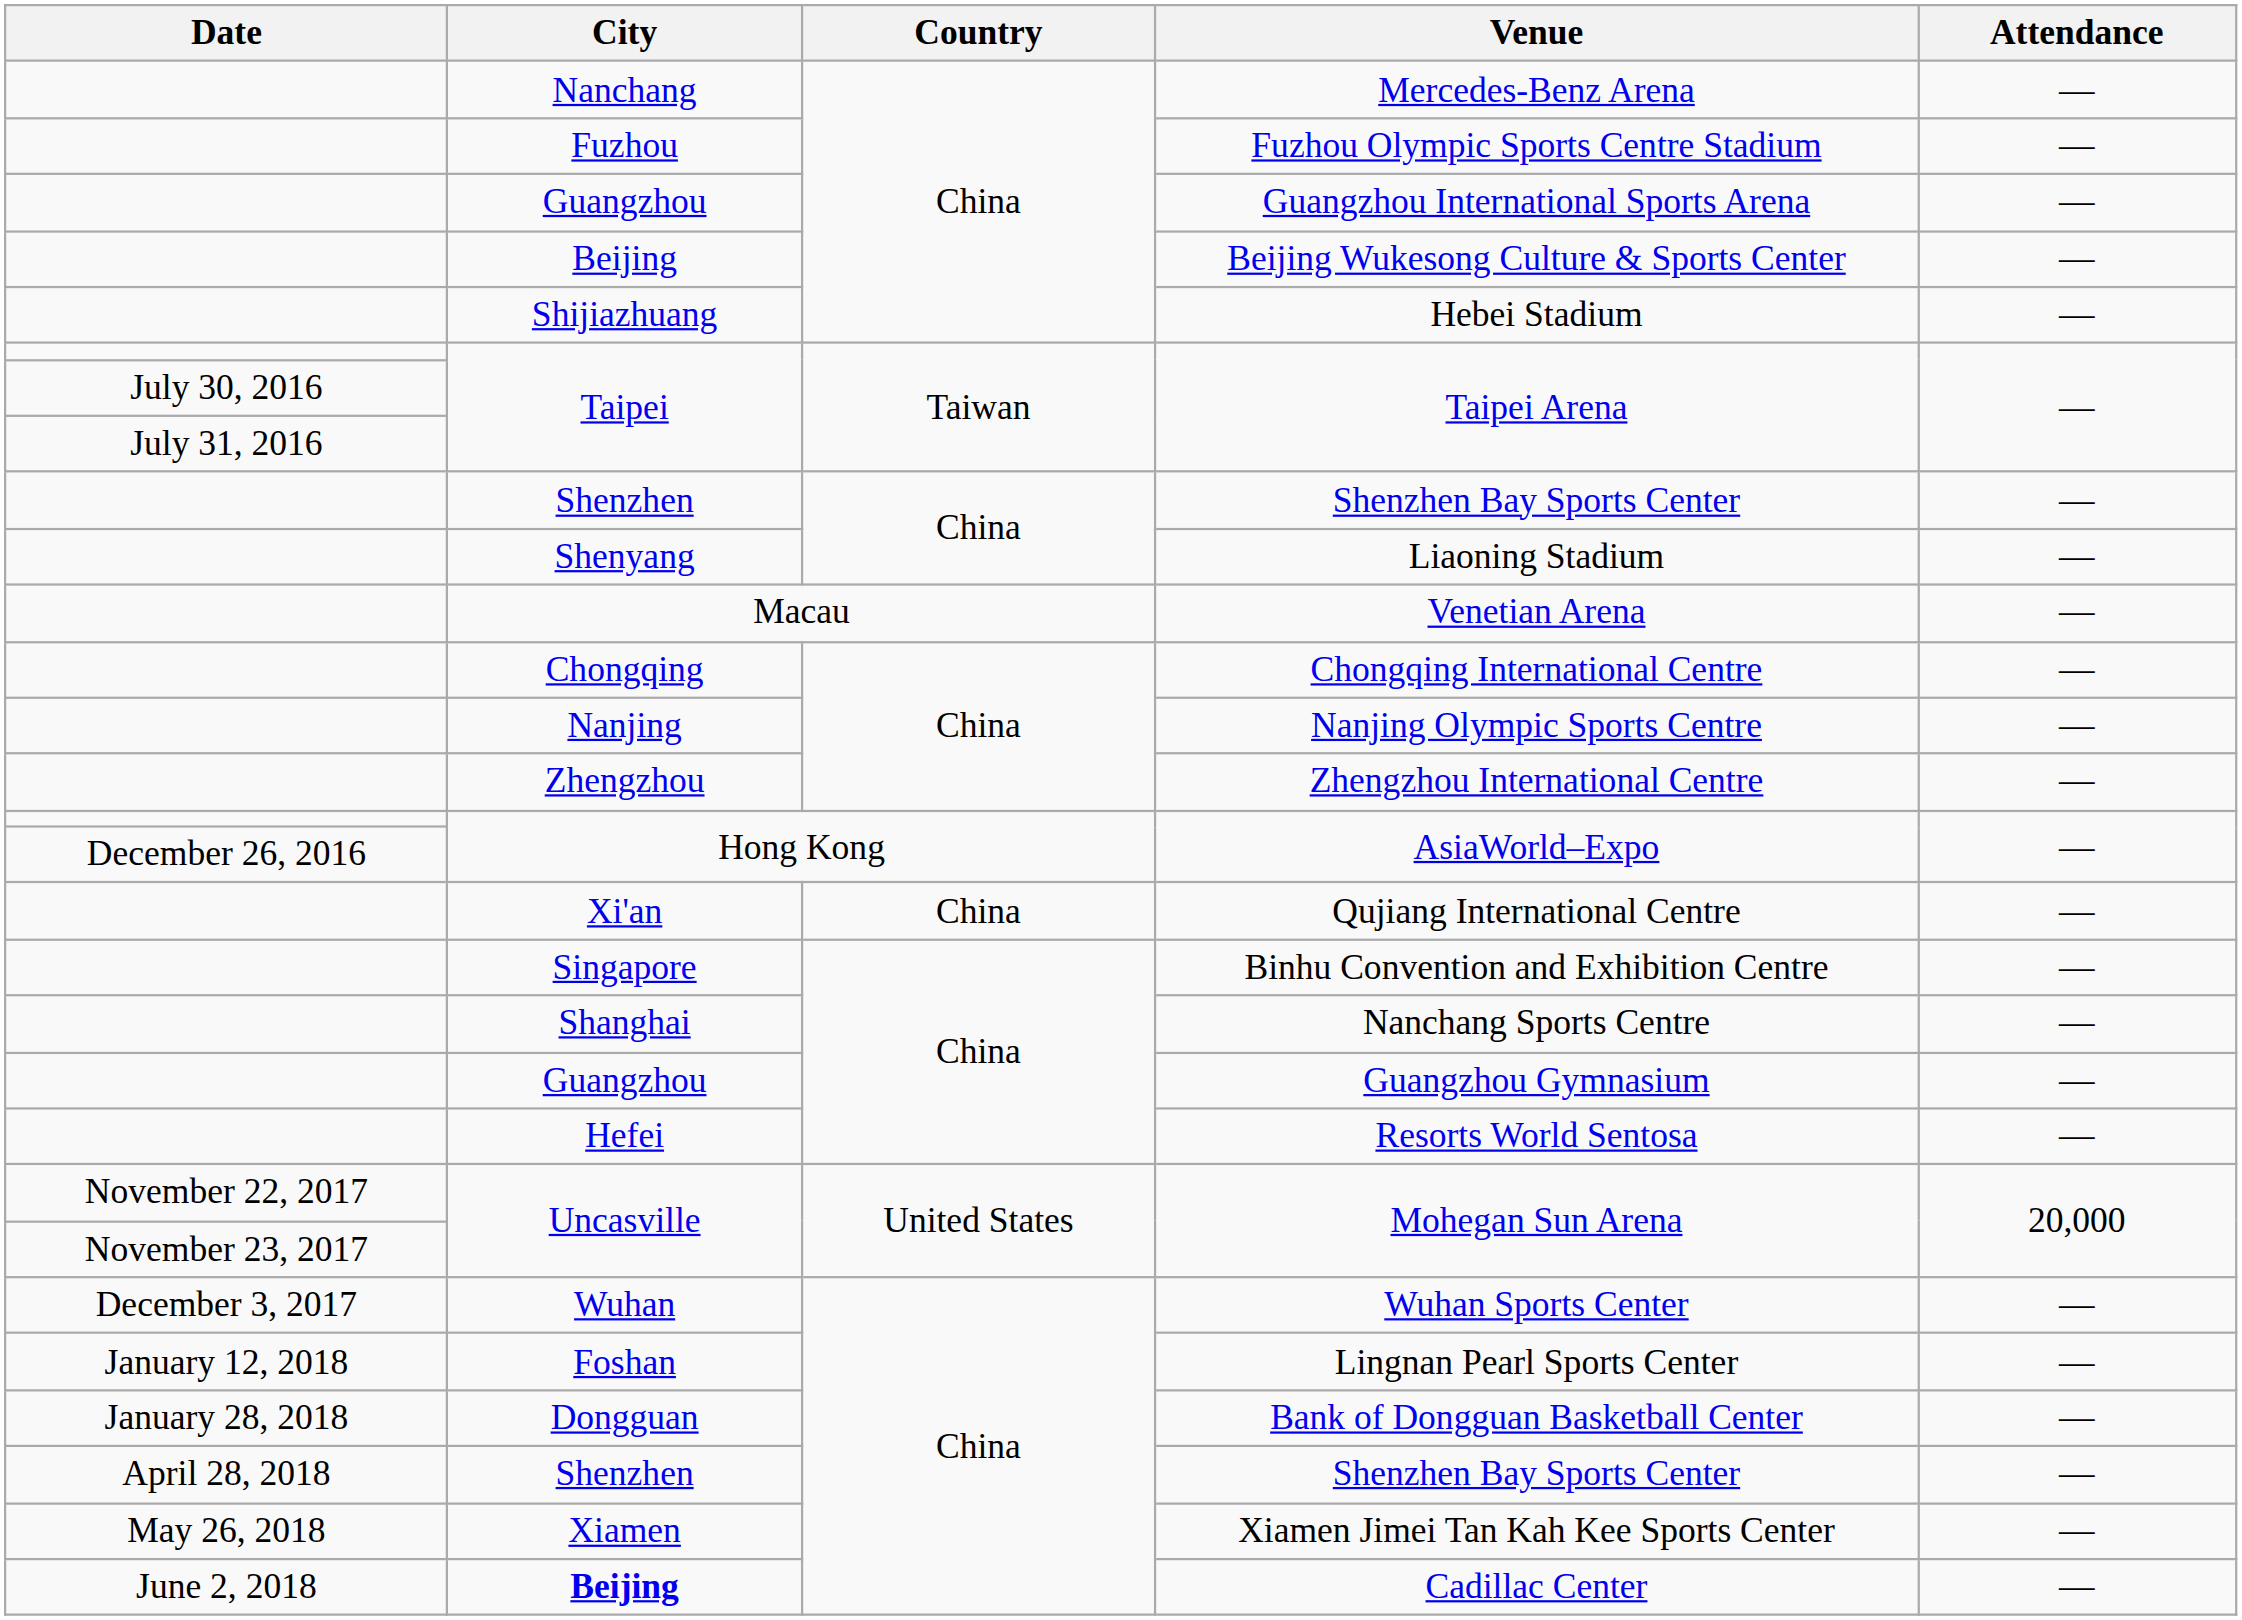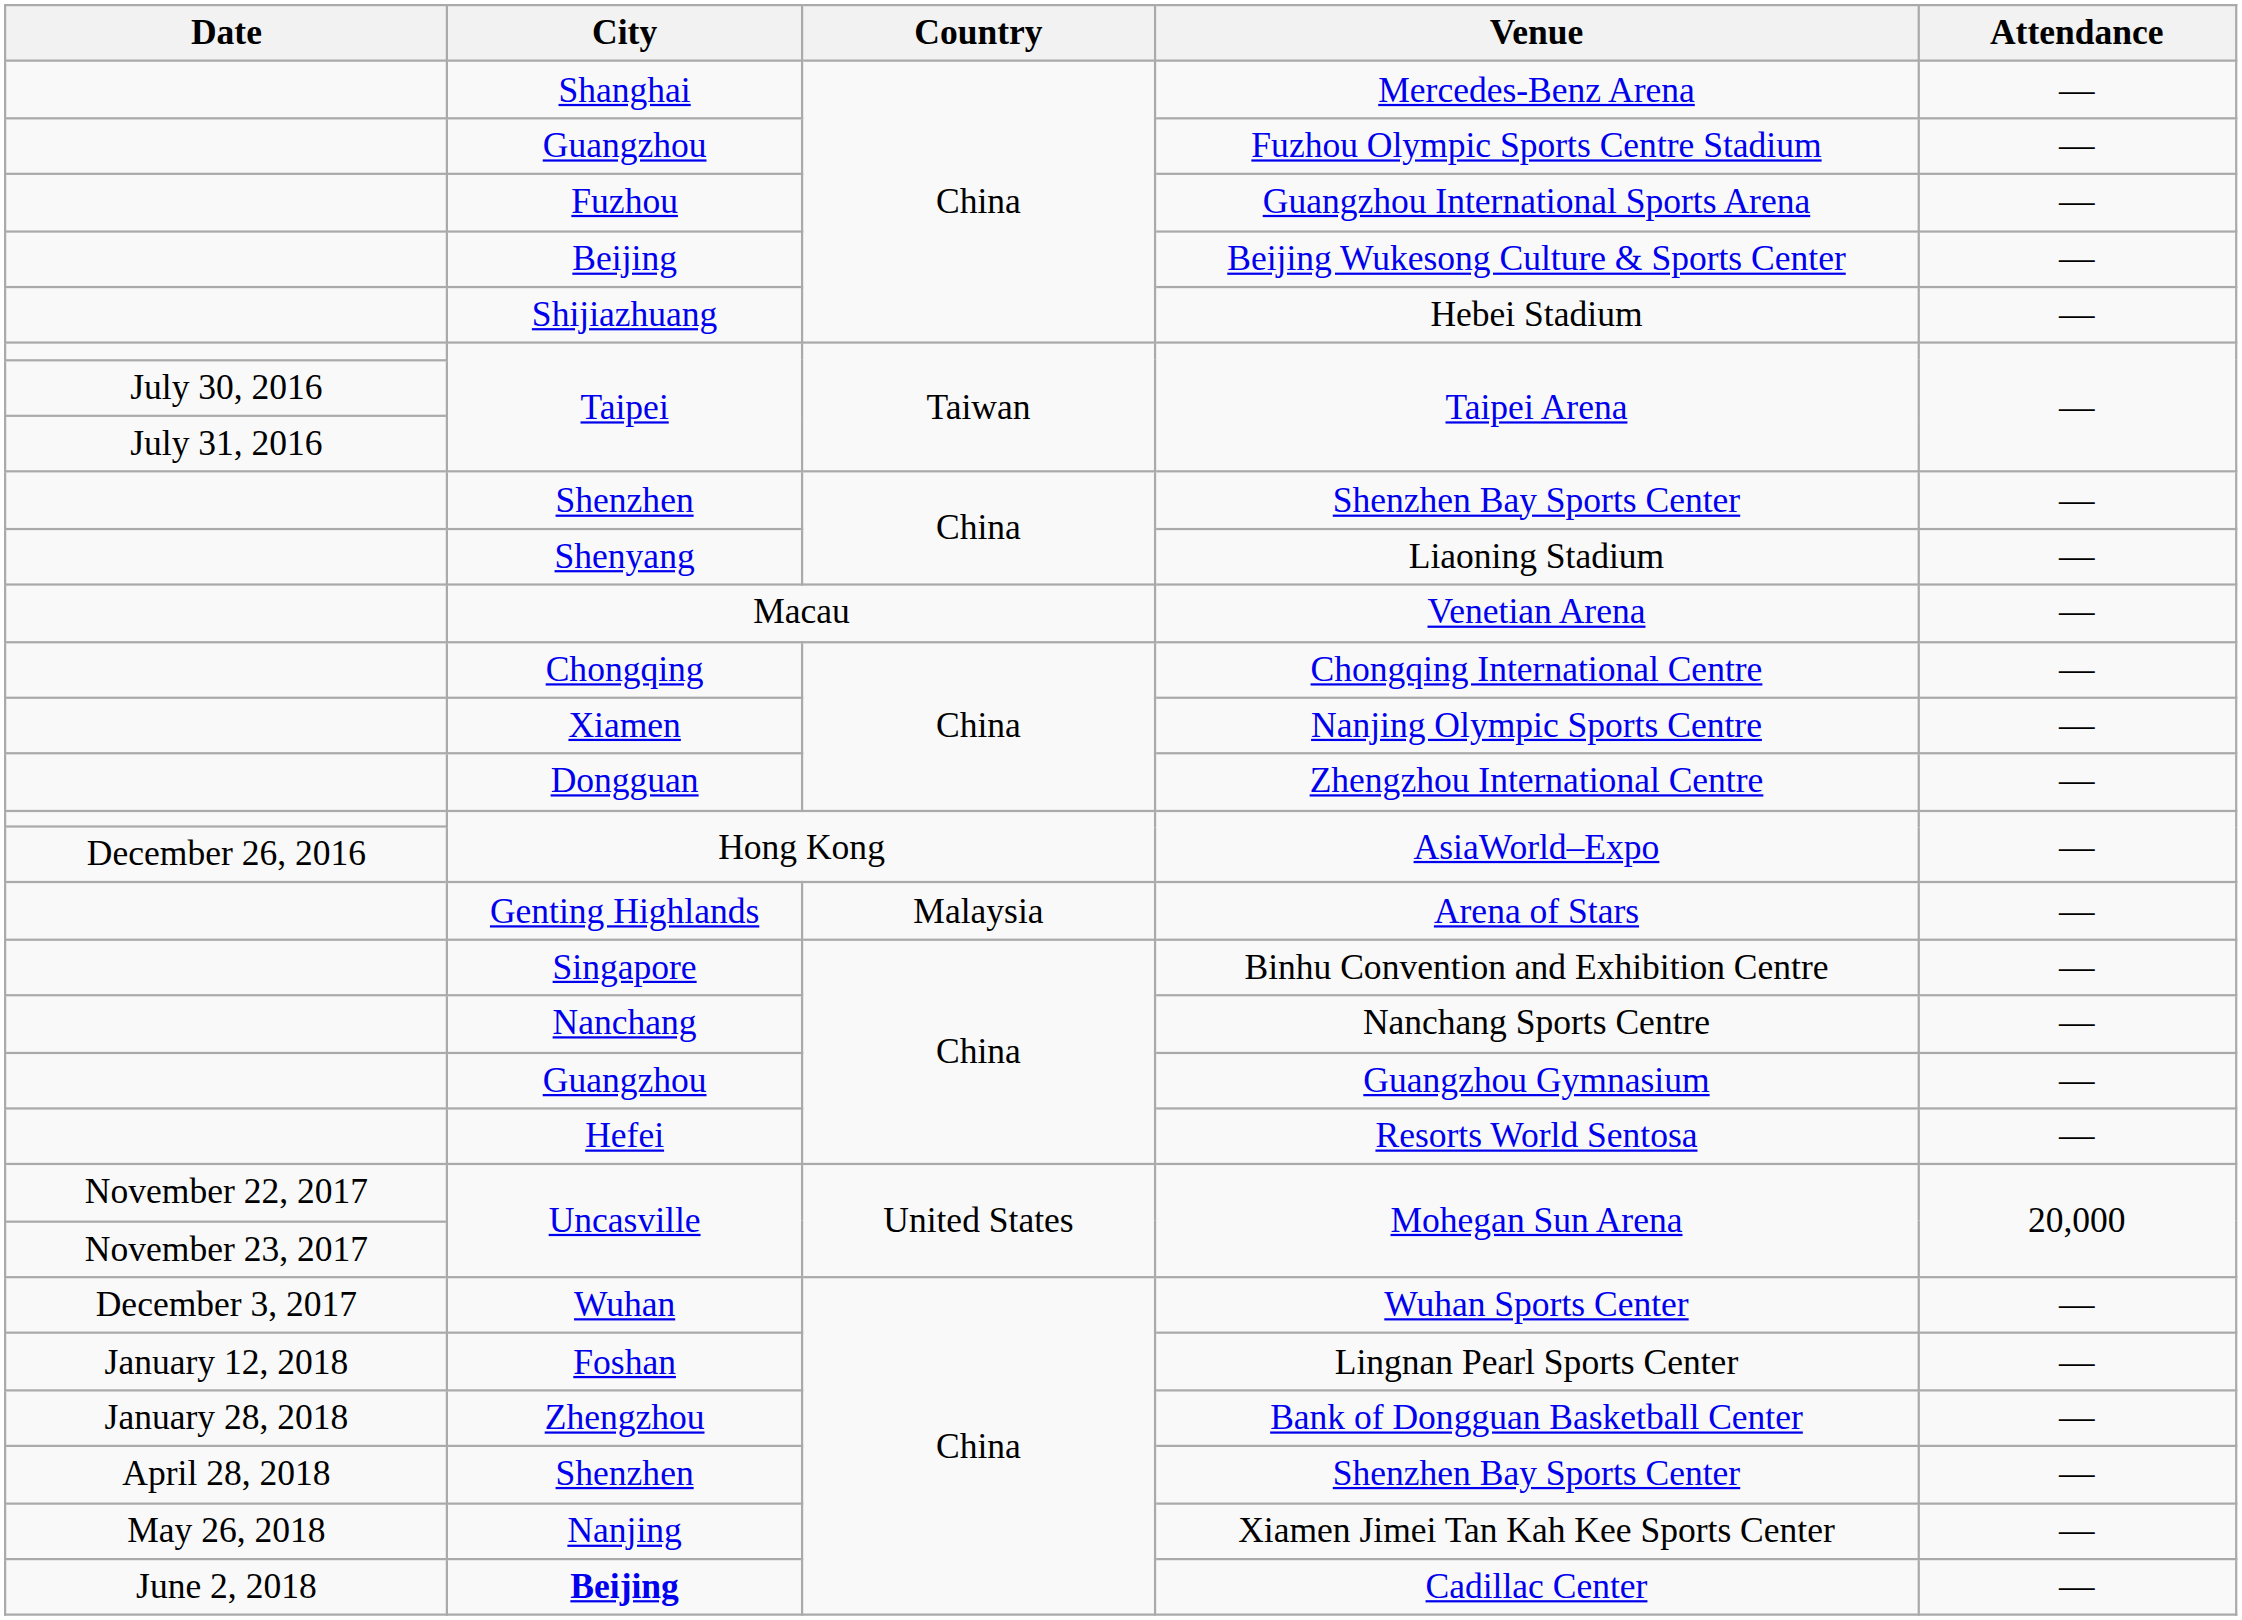(625, 88) Nanchang -> (625, 88) Shanghai
(625, 145) Fuzhou -> (625, 145) Guangzhou
(625, 201) Guangzhou -> (625, 201) Fuzhou
(625, 725) Nanjing -> (625, 725) Xiamen
(625, 781) Zhengzhou -> (625, 781) Dongguan
- row: (226, 911)
+ row: (226, 911)
(625, 1023) Shanghai -> (625, 1023) Nanchang
(625, 1417) Dongguan -> (625, 1417) Zhengzhou
(625, 1530) Xiamen -> (625, 1530) Nanjing
